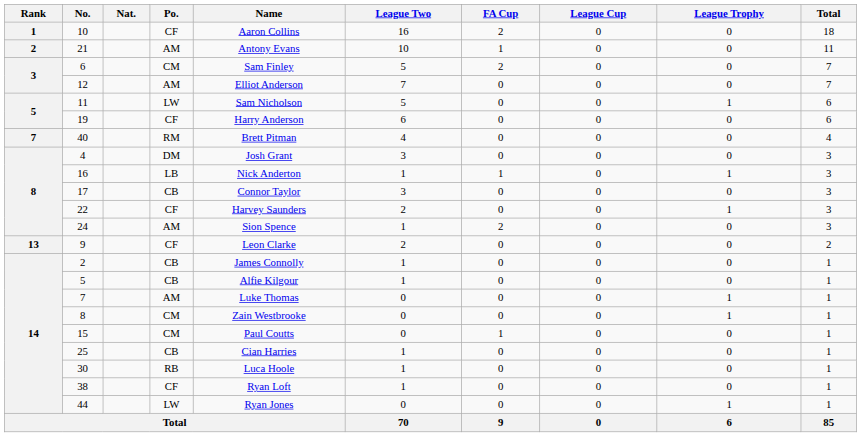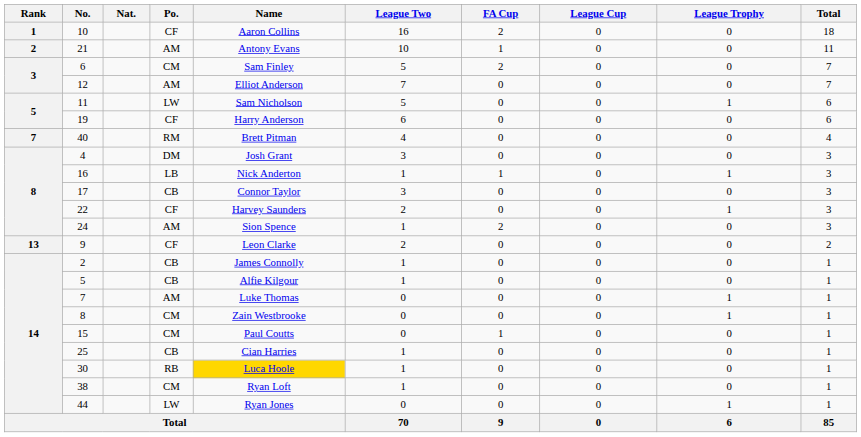(269, 369) no background -> (269, 369) gold background
(171, 387) CF -> (171, 387) CM
